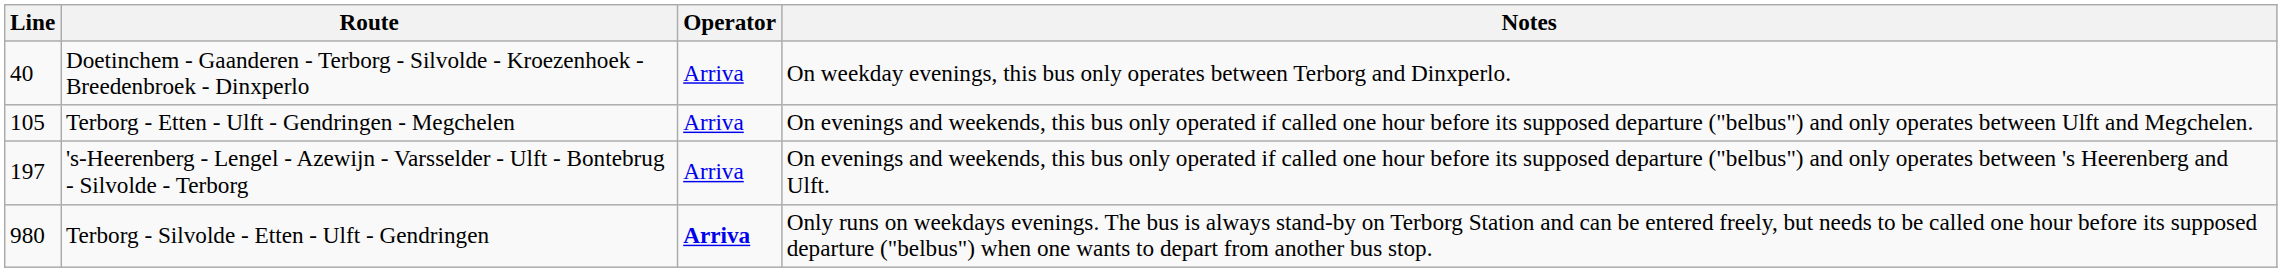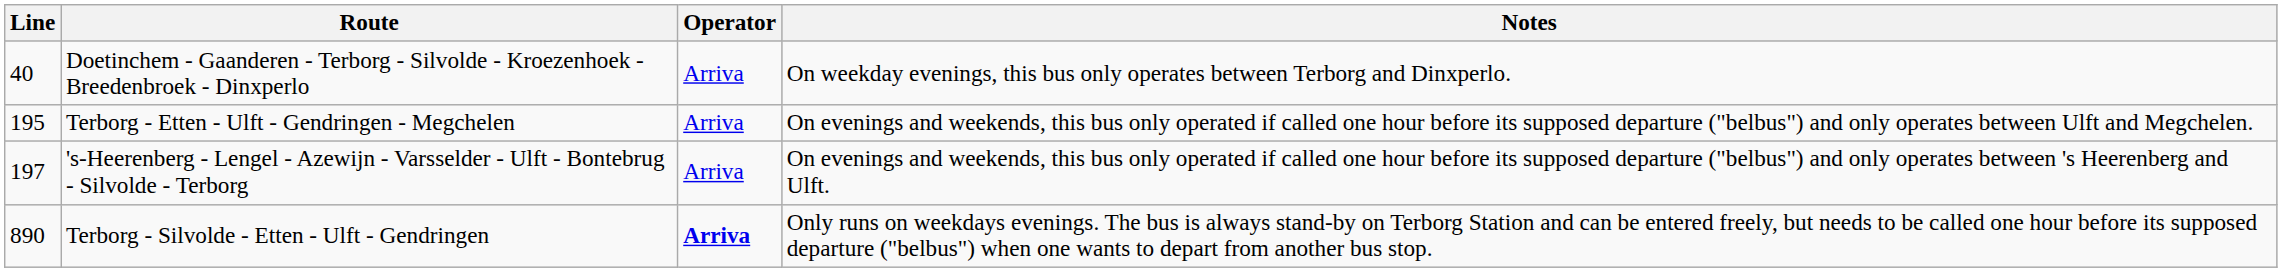(27, 122) 105 -> (27, 122) 195
(27, 235) 980 -> (27, 235) 890
